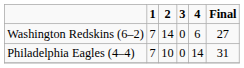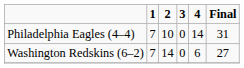rows swapped: (76, 33) <-> (71, 53)
